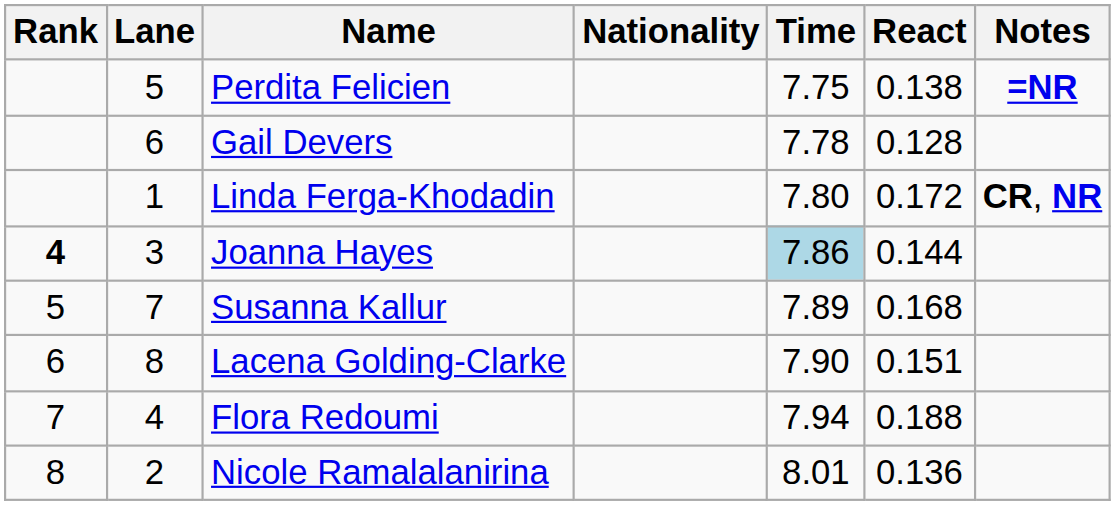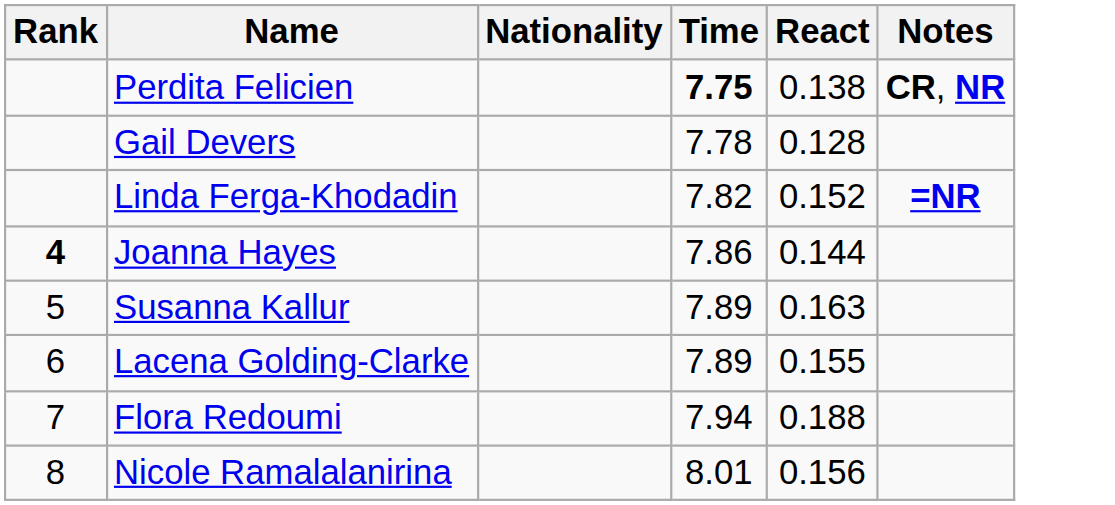- column: (155, 32)
(816, 87) normal -> (719, 87) bold
(1042, 87) =NR -> (945, 87) CR, NR
(816, 197) 7.80 -> (719, 197) 7.82
(919, 197) 0.172 -> (822, 197) 0.152
(1042, 197) CR, NR -> (945, 197) =NR
(816, 252) lightblue background -> (719, 252) no background
(919, 307) 0.168 -> (822, 307) 0.163
(816, 362) 7.90 -> (719, 362) 7.89
(919, 362) 0.151 -> (822, 362) 0.155
(919, 472) 0.136 -> (822, 472) 0.156
